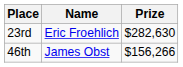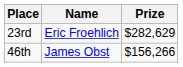(150, 33) $282,630 -> (150, 33) $282,629
